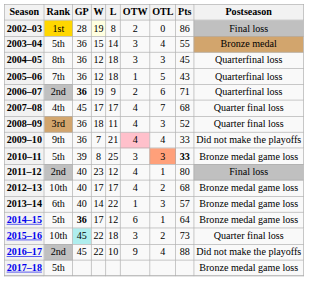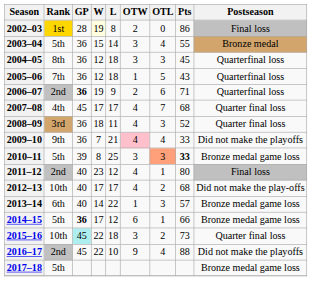(249, 188) Bronze medal game loss -> (250, 188) Did not make the play-offs
(185, 220) 64 -> (185, 220) 66
